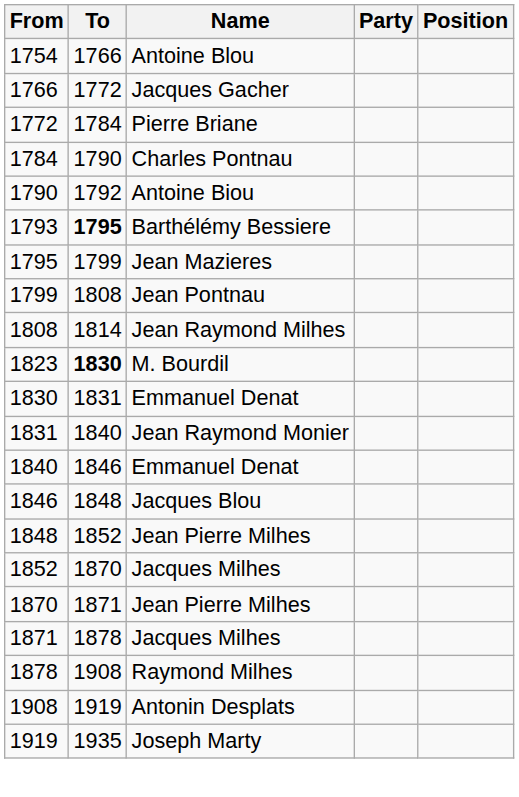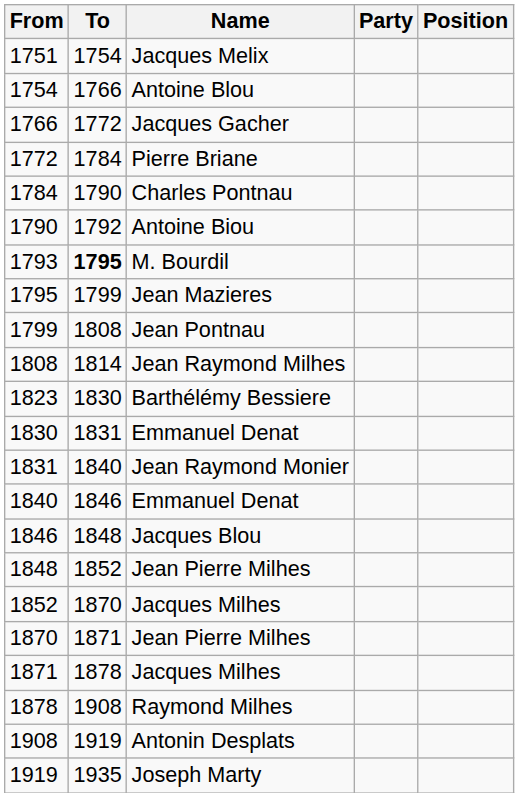+ row: (34, 55)
(231, 227) Barthélémy Bessiere -> (180, 261) M. Bourdil
(98, 364) bold -> (98, 398) normal
(180, 364) M. Bourdil -> (231, 398) Barthélémy Bessiere
